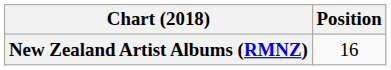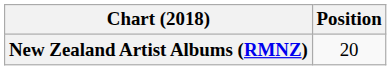(349, 49) 16 -> (349, 49) 20
